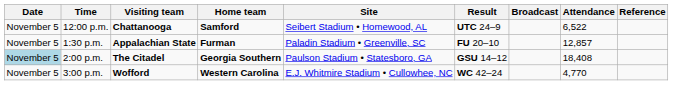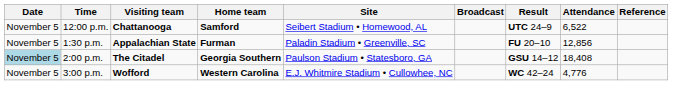columns swapped: (535, 12) <-> (482, 12)
(577, 42) 12,857 -> (577, 42) 12,856
(575, 73) 4,770 -> (575, 73) 4,776
